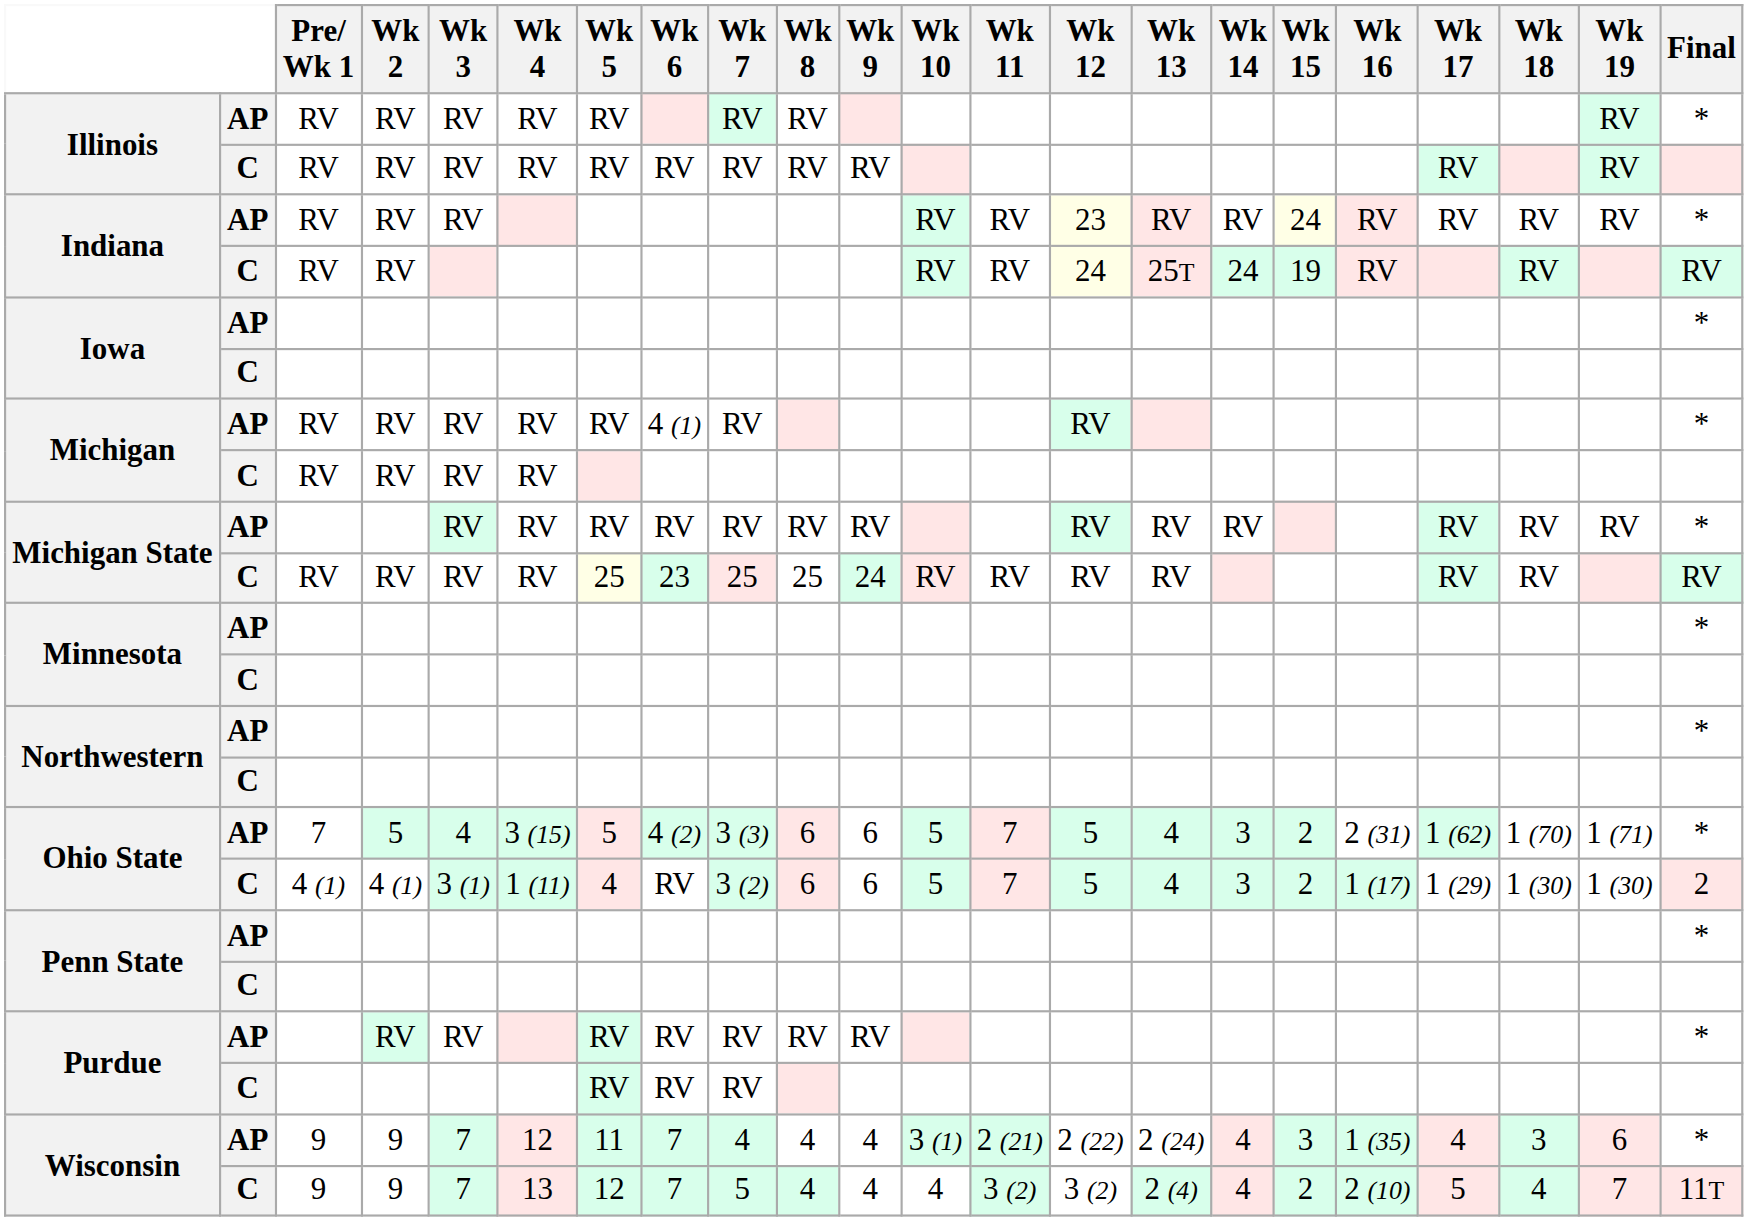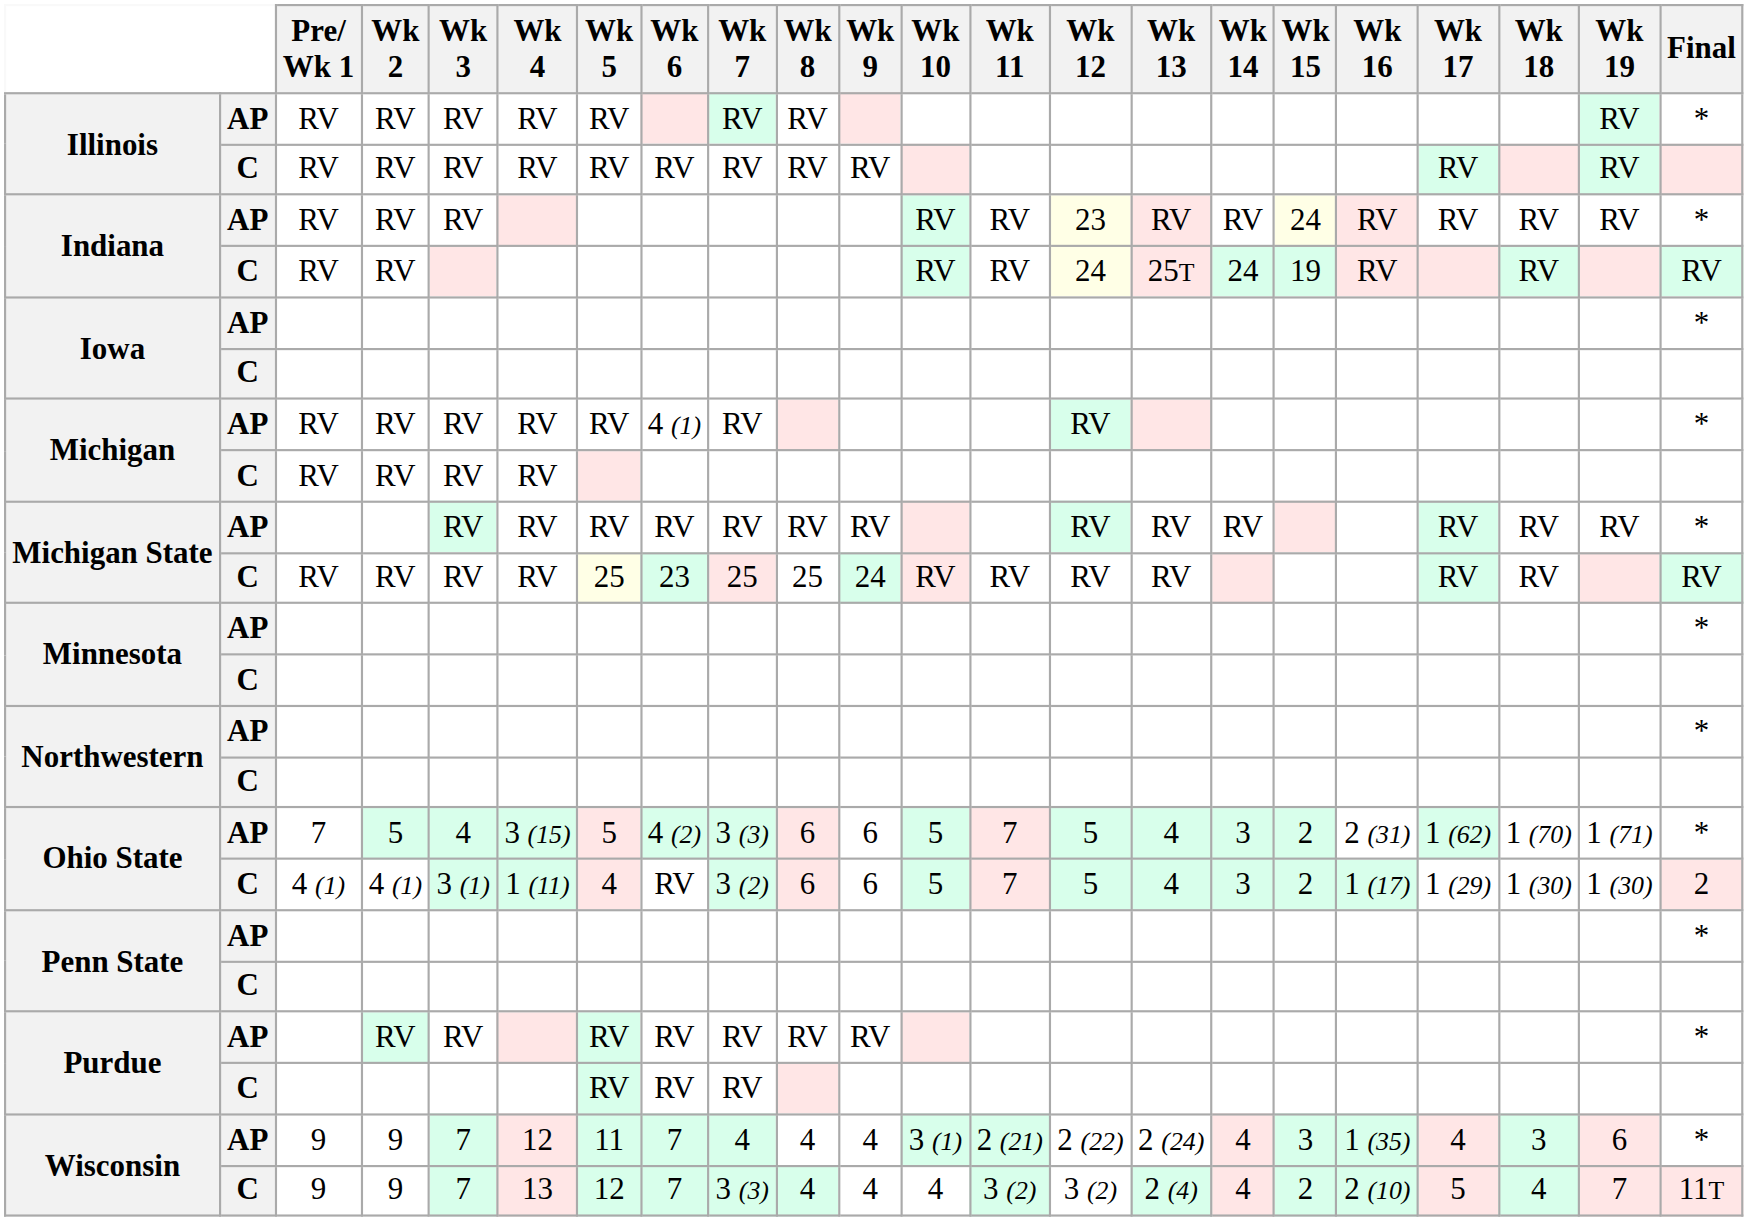(742, 1190) 5 -> (742, 1190) 3 (3)
